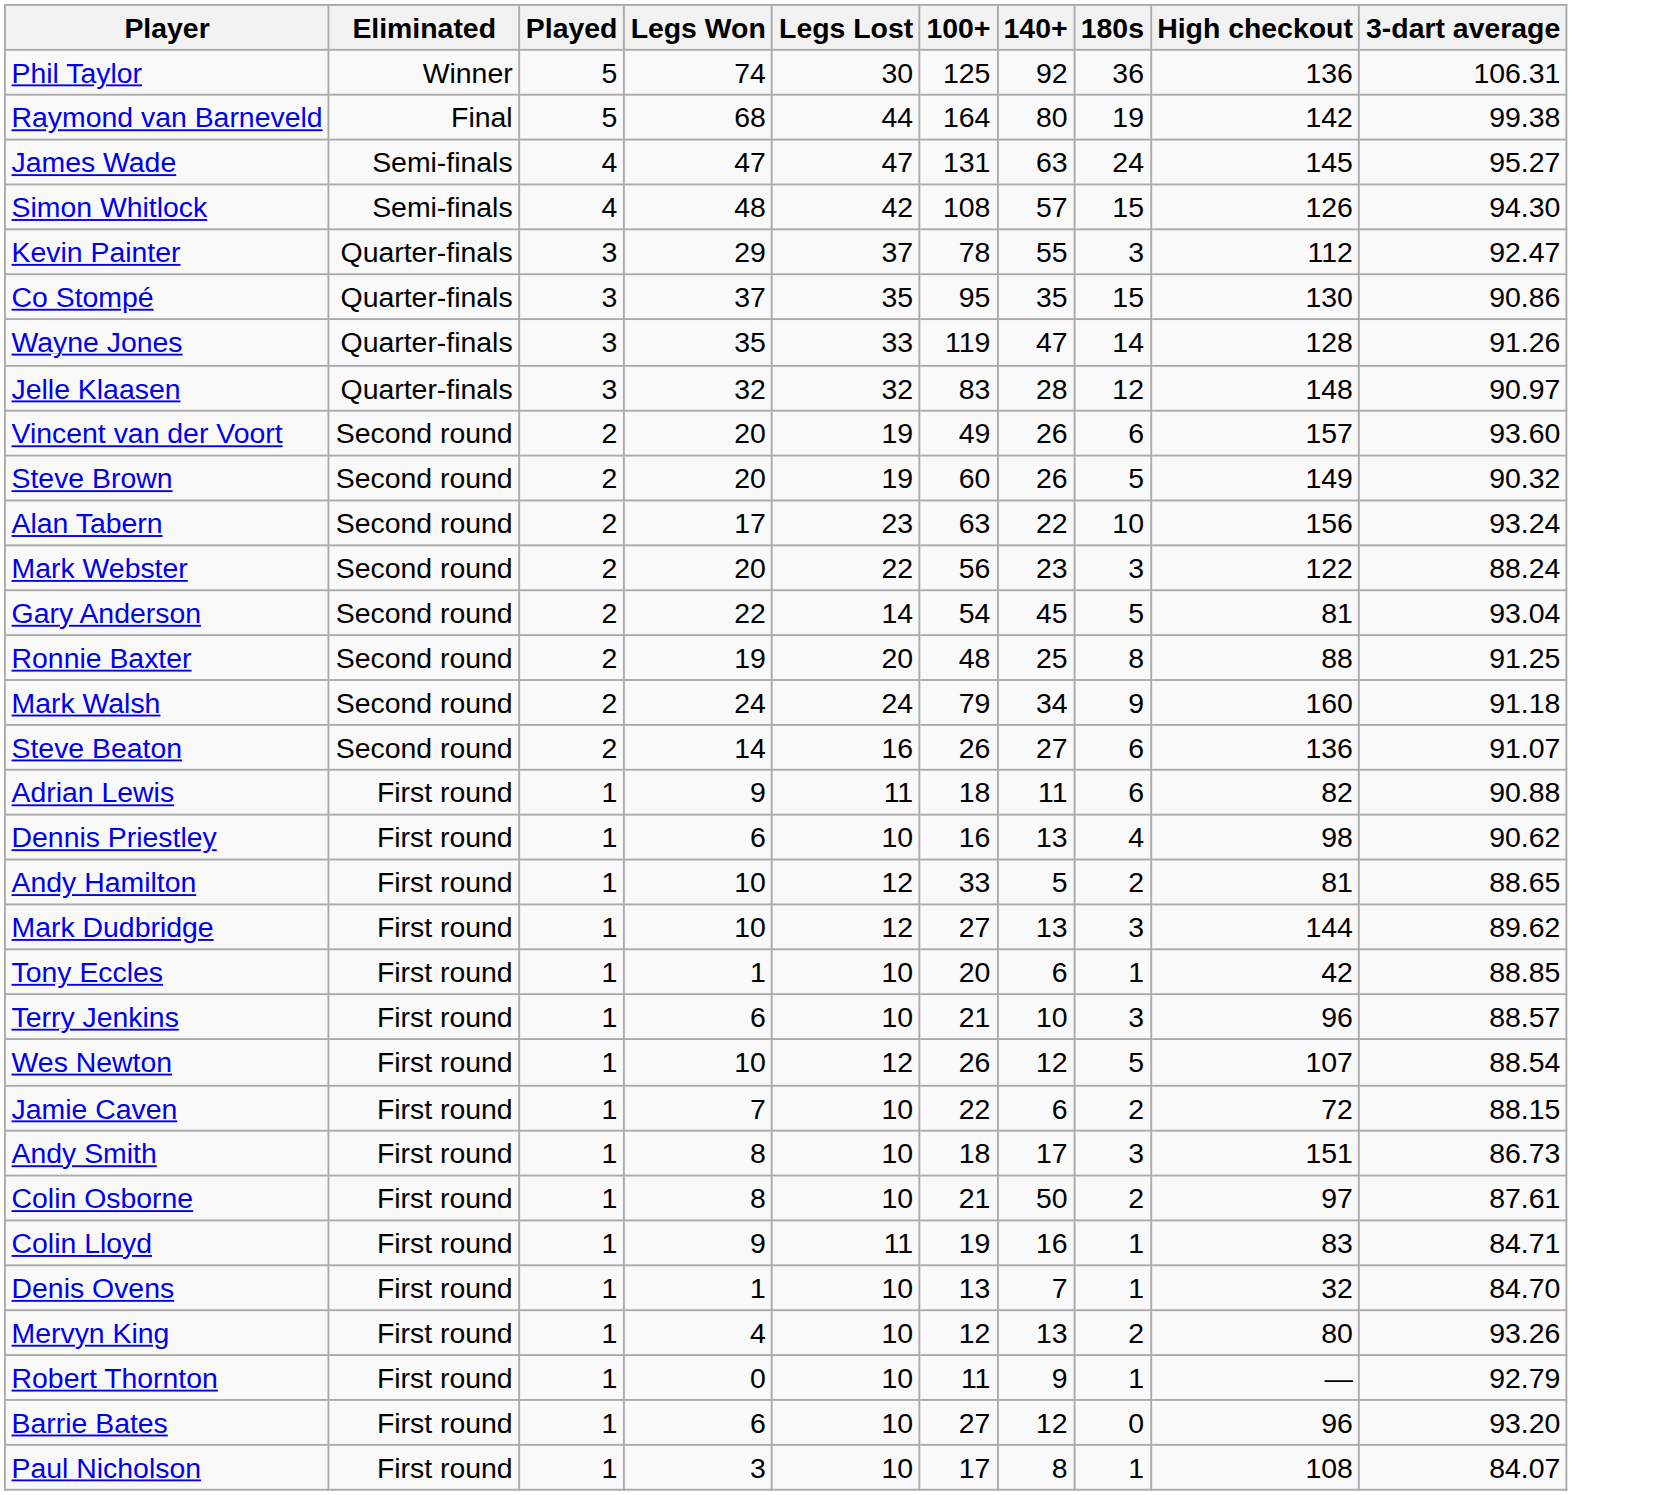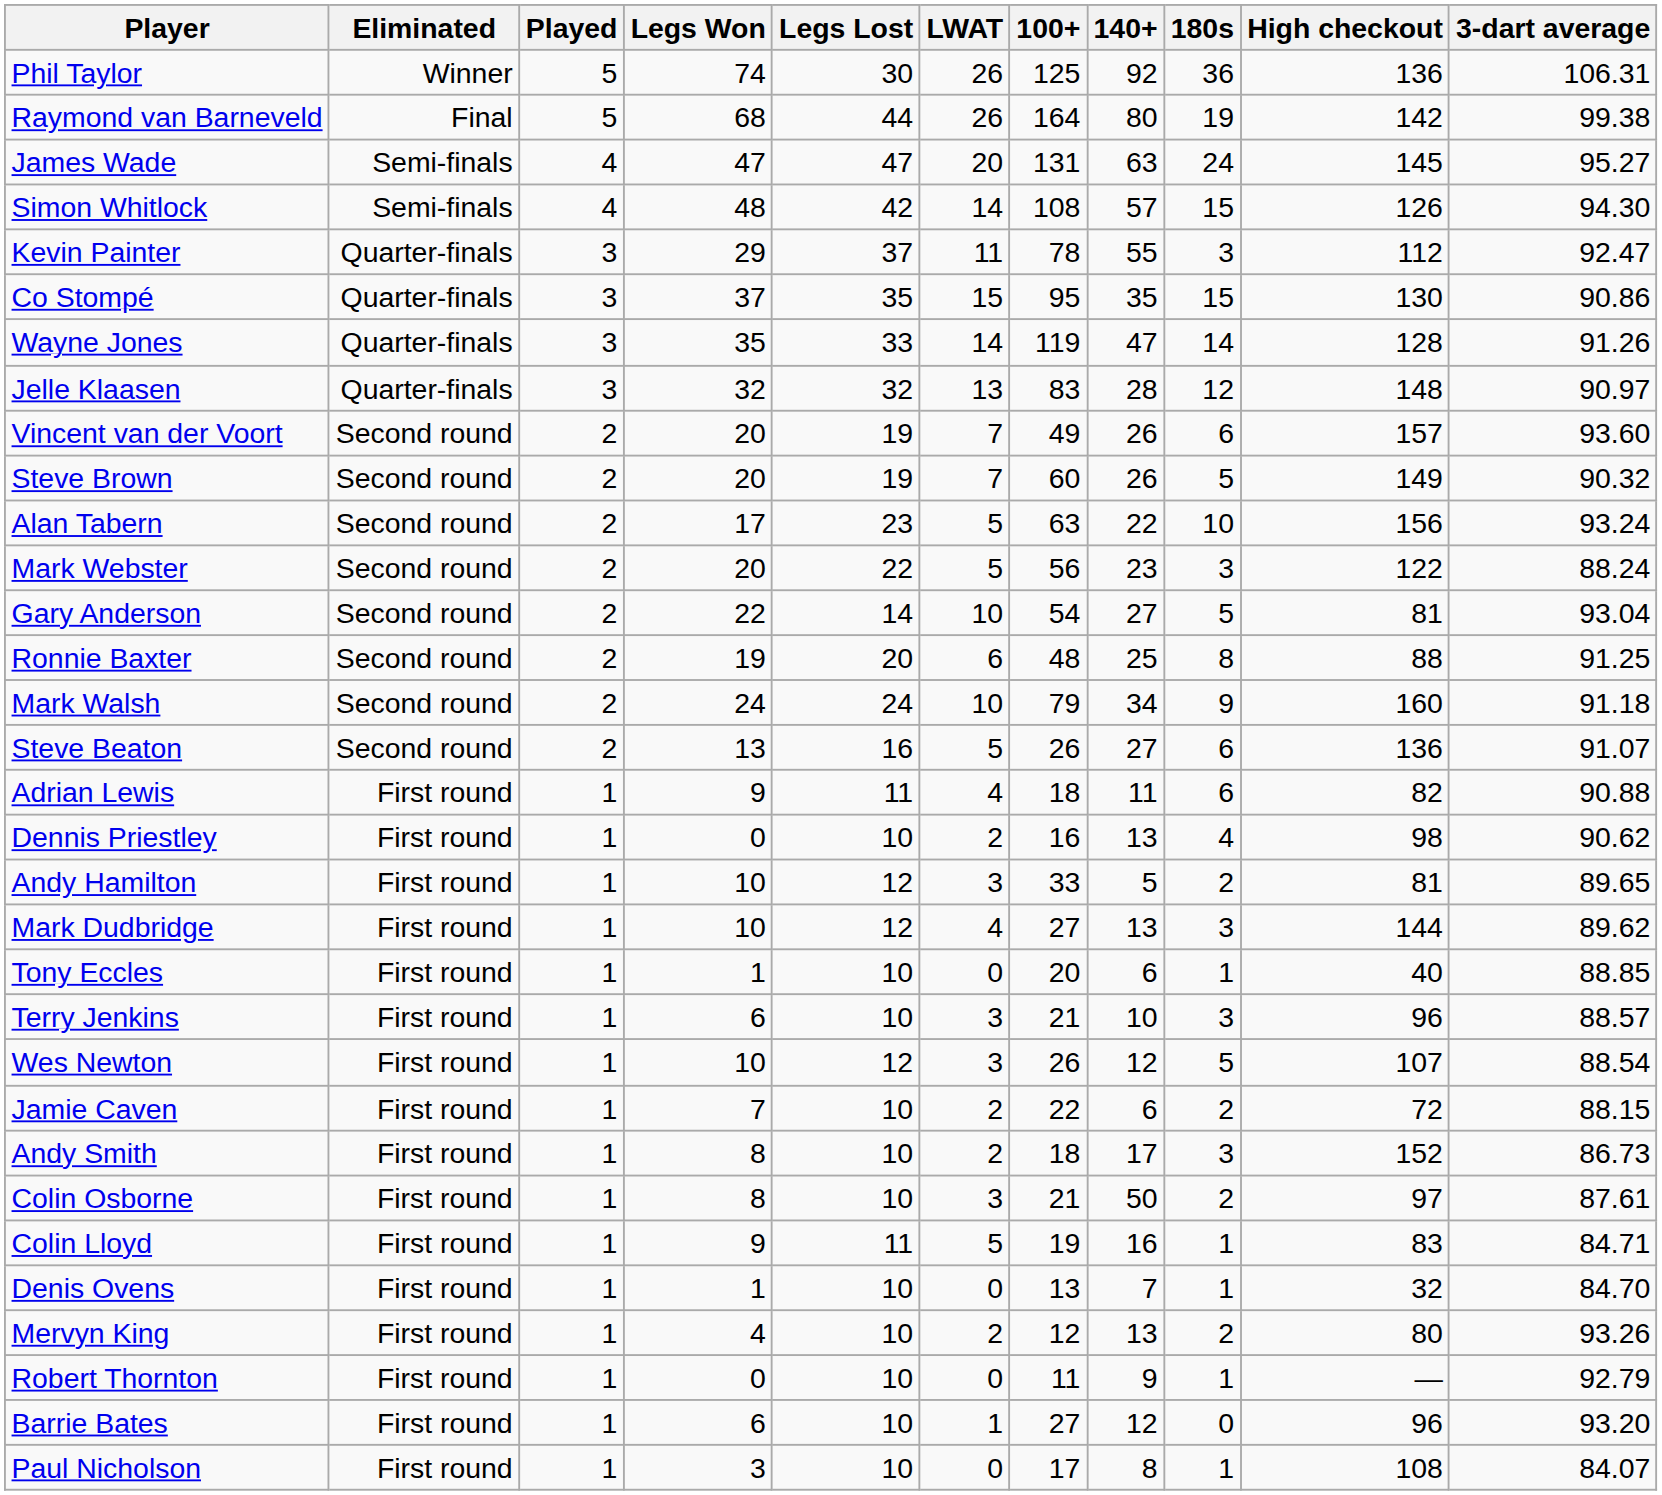+ column: (965, 28)
(1052, 613) 45 -> (1142, 613) 27
(750, 748) 14 -> (750, 748) 13
(758, 838) 6 -> (758, 838) 0
(1525, 883) 88.65 -> (1615, 883) 89.65
(1337, 973) 42 -> (1427, 973) 40
(1329, 1153) 151 -> (1419, 1153) 152
